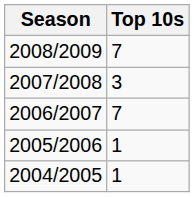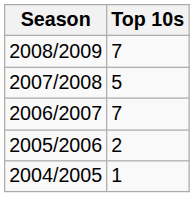(117, 82) 3 -> (117, 82) 5
(117, 144) 1 -> (117, 144) 2
